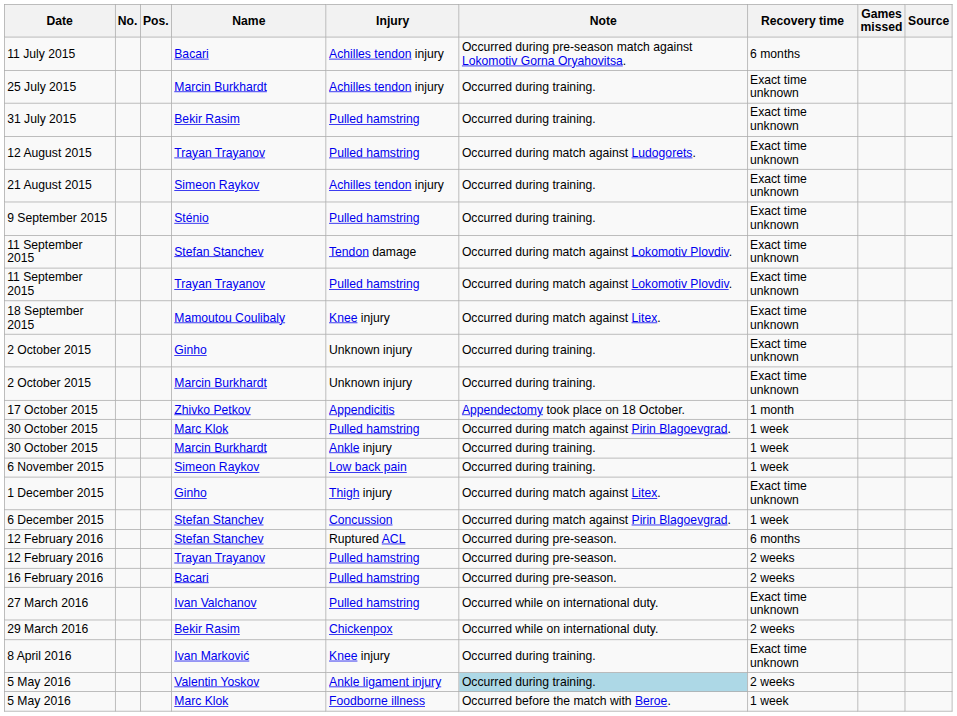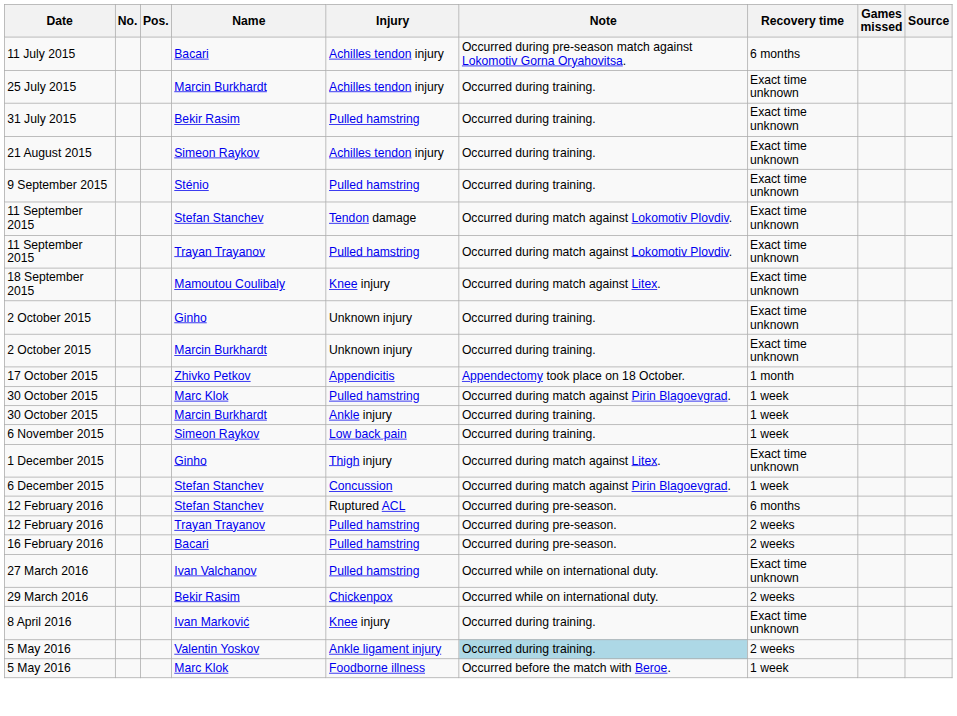- row: (49, 152)
